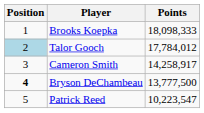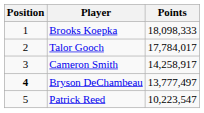(26, 47) lightblue background -> (26, 47) no background
(172, 47) 17,784,012 -> (172, 47) 17,784,017
(172, 82) 13,777,500 -> (172, 82) 13,777,497
